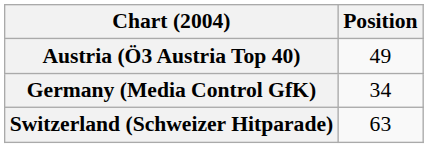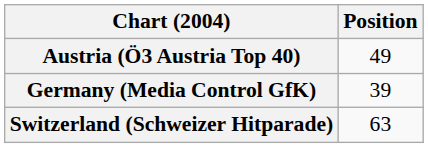(380, 90) 34 -> (380, 90) 39
